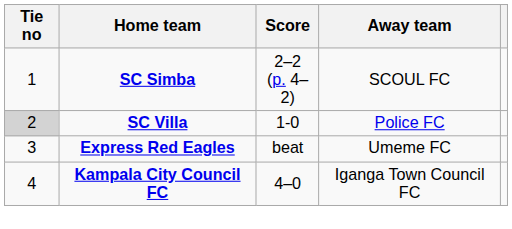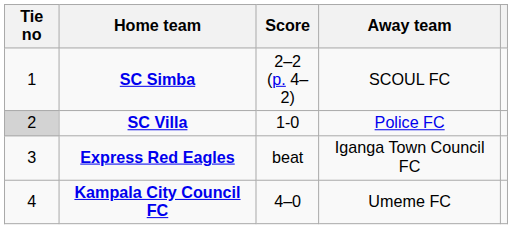(410, 148) Umeme FC -> (410, 157) Iganga Town Council FC
(410, 183) Iganga Town Council FC -> (410, 201) Umeme FC
